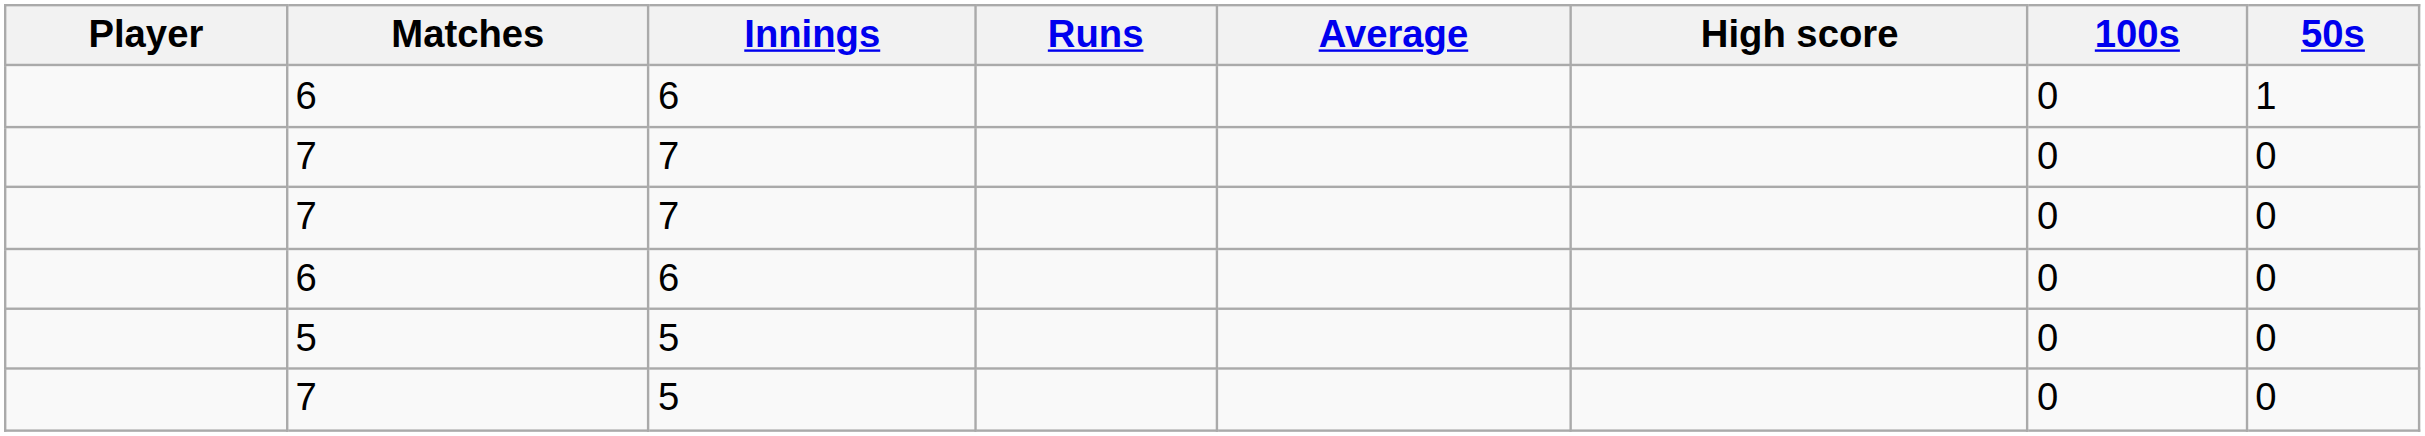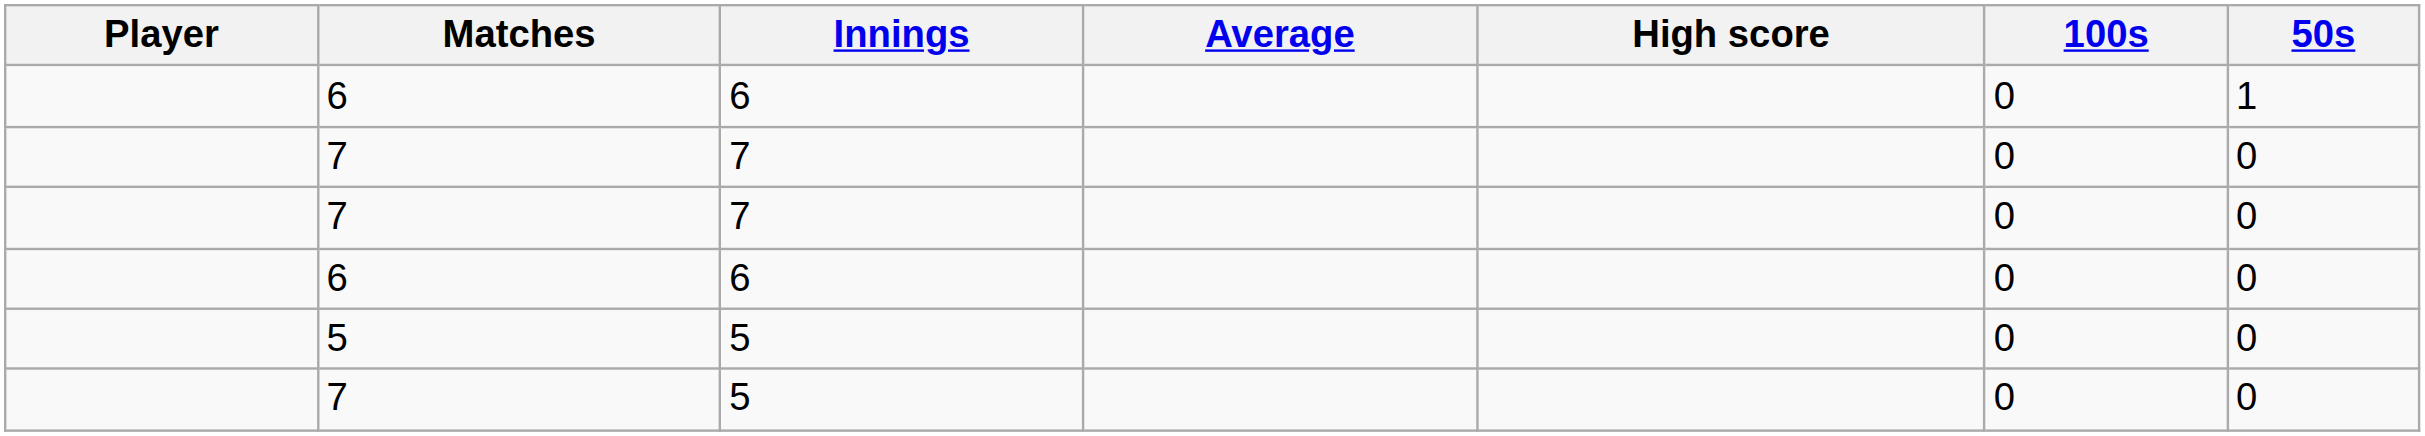- column: (1096, 34)
